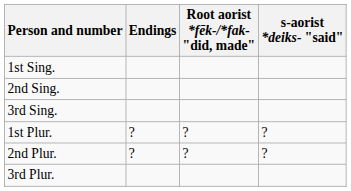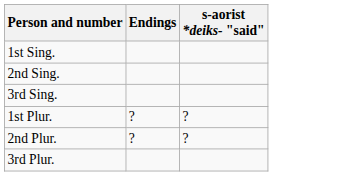- column: (219, 30)
